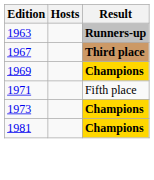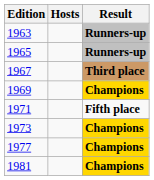+ row: (19, 52)
(111, 90) normal -> (112, 109) bold
+ row: (19, 147)
